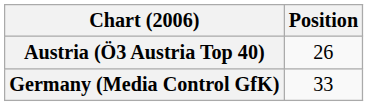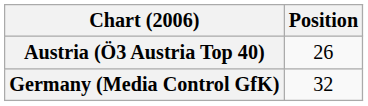(323, 84) 33 -> (323, 84) 32
